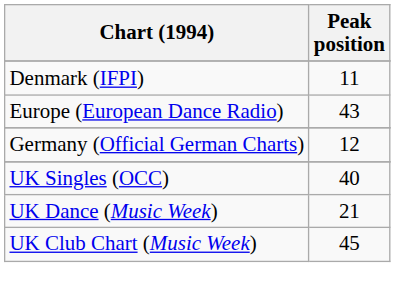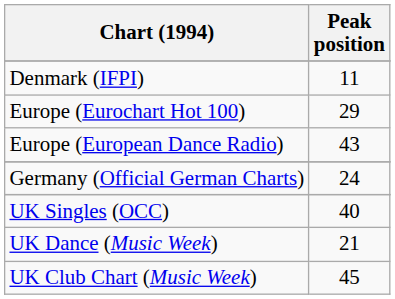+ row: (127, 111)
(349, 144) 12 -> (349, 177) 24
